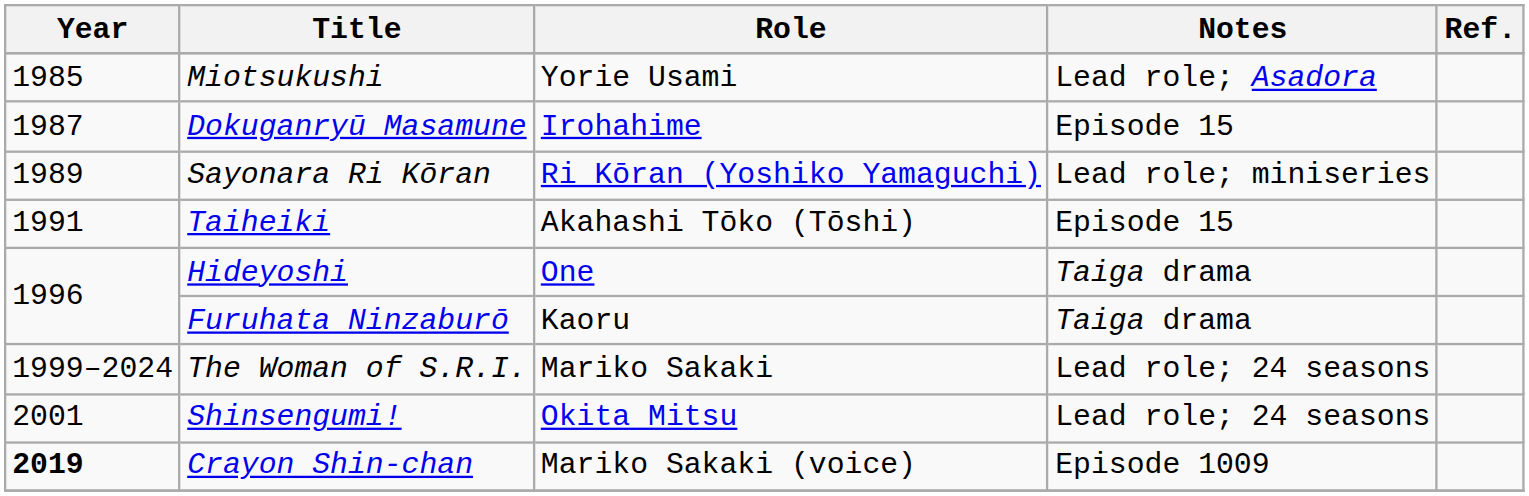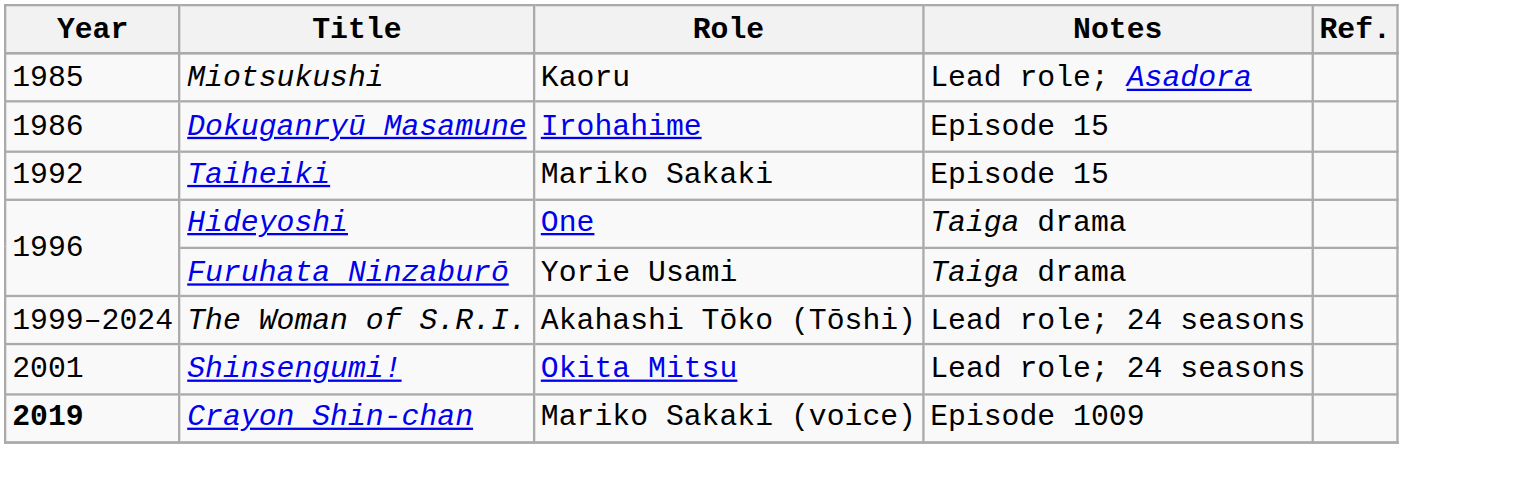(639, 78) Yorie Usami -> (585, 78) Kaoru
(48, 126) 1987 -> (48, 126) 1986
- row: (339, 175)
(48, 223) 1991 -> (48, 175) 1992
(728, 223) Akahashi Tōko (Tōshi) -> (657, 175) Mariko Sakaki
(585, 321) Kaoru -> (639, 272) Yorie Usami
(657, 369) Mariko Sakaki -> (728, 321) Akahashi Tōko (Tōshi)
